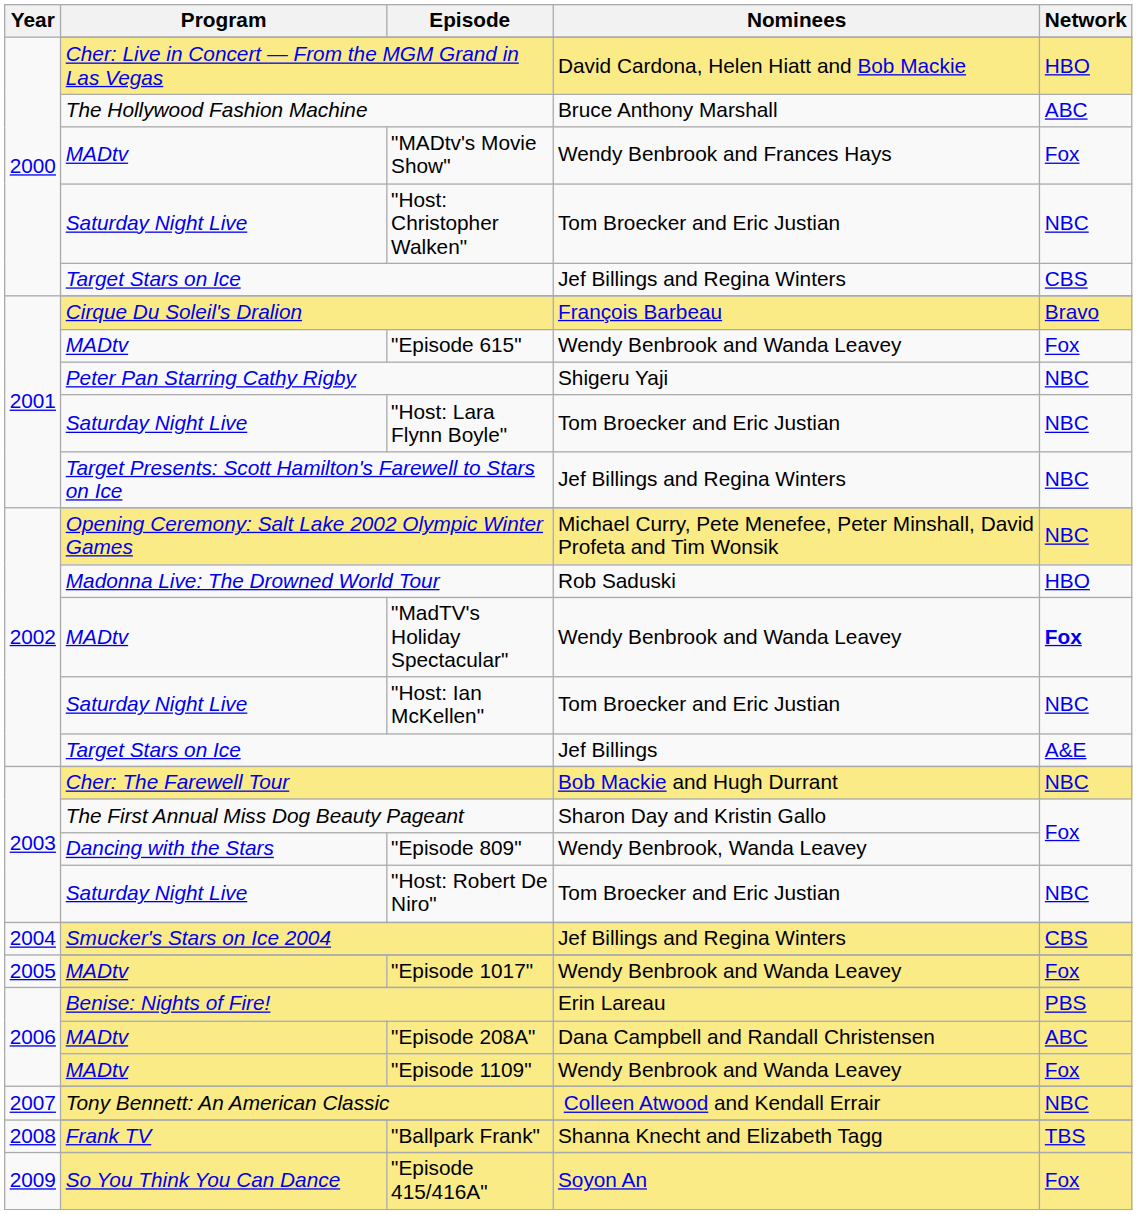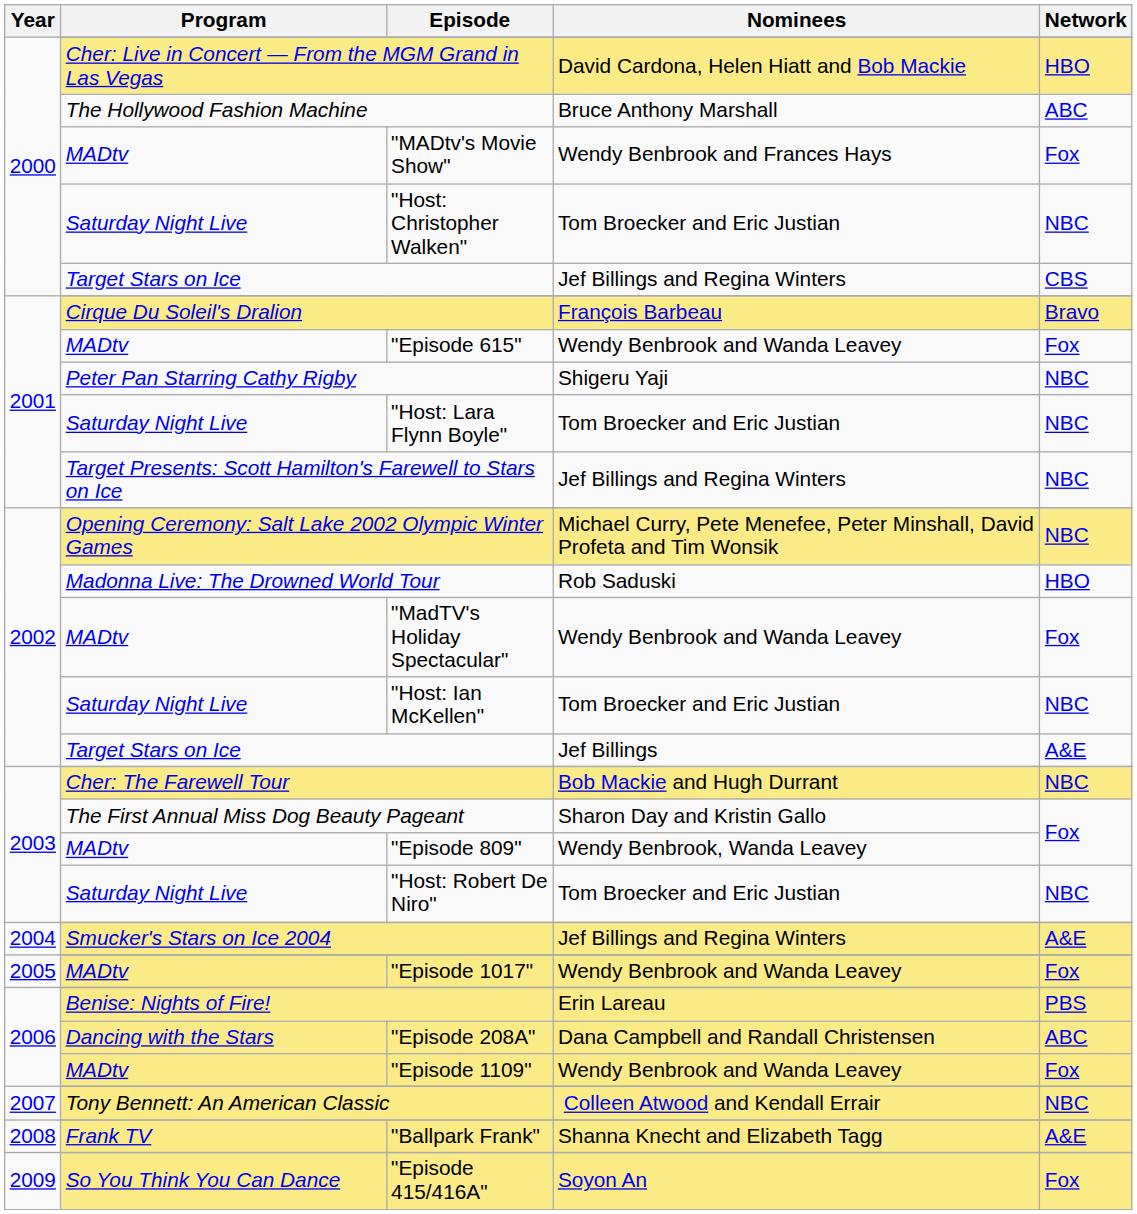(1063, 637) bold -> (1062, 637) normal
(170, 848) Dancing with the Stars -> (97, 848) MADtv
(1066, 938) CBS -> (1066, 938) A&E
(97, 1037) MADtv -> (170, 1037) Dancing with the Stars
(1065, 1136) TBS -> (1066, 1136) A&E
